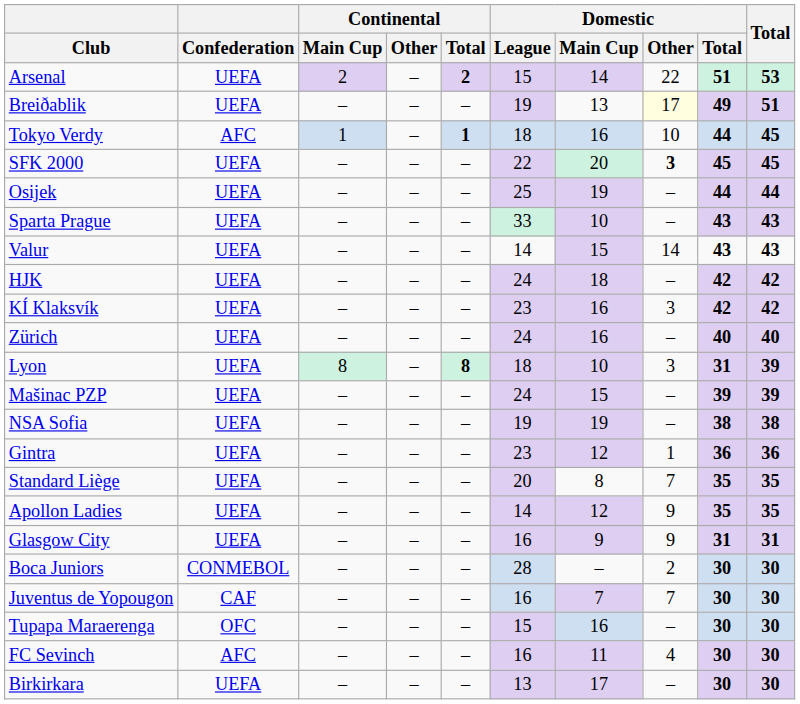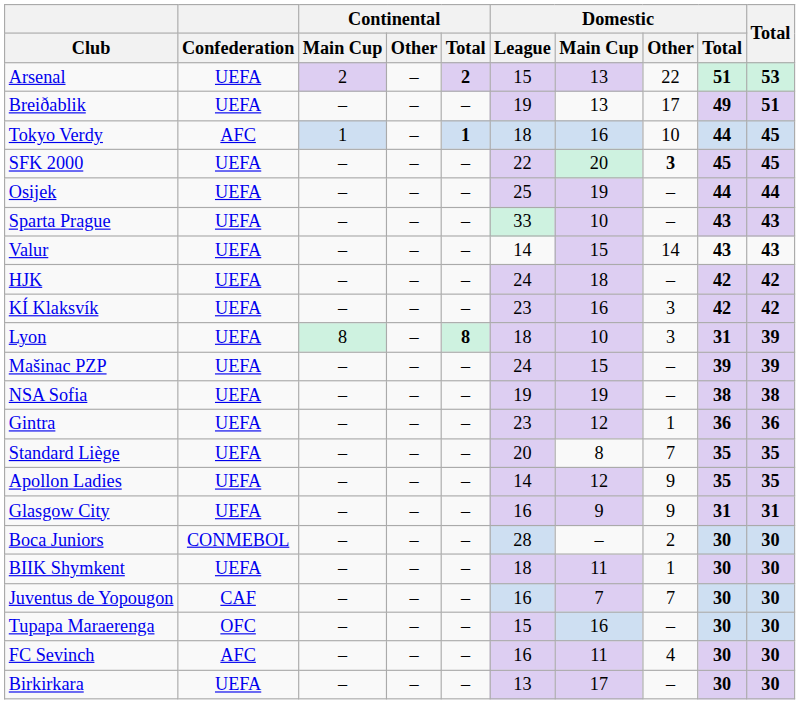(599, 76) 14 -> (599, 76) 13
(670, 105) lightyellow background -> (670, 105) no background
- row: (33, 337)
+ row: (67, 568)
